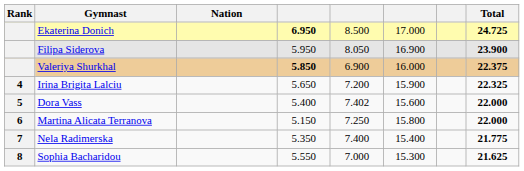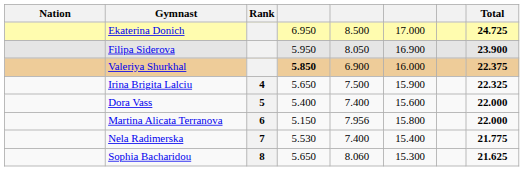columns swapped: (20, 13) <-> (227, 13)
(304, 31) bold -> (304, 31) normal
(357, 84) 7.200 -> (357, 84) 7.500
(357, 102) 7.402 -> (357, 102) 7.400
(357, 120) 7.250 -> (357, 120) 7.956
(304, 138) 5.350 -> (304, 138) 5.530
(304, 156) 5.550 -> (304, 156) 5.650
(357, 156) 7.000 -> (357, 156) 8.060
